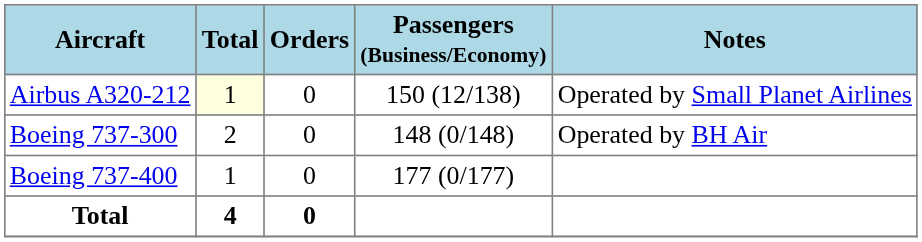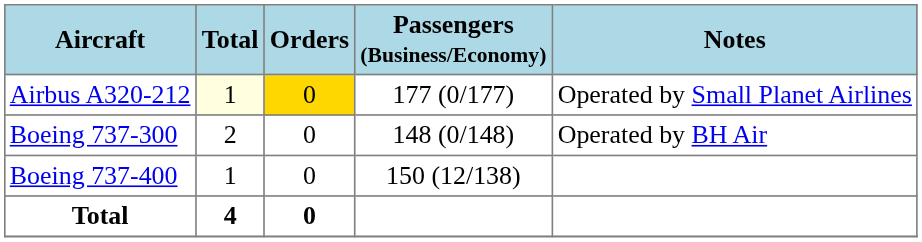(309, 94) no background -> (309, 94) gold background
(453, 94) 150 (12/138) -> (453, 94) 177 (0/177)
(453, 175) 177 (0/177) -> (453, 175) 150 (12/138)
